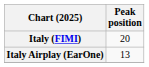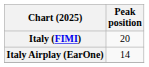(125, 54) 13 -> (125, 54) 14
